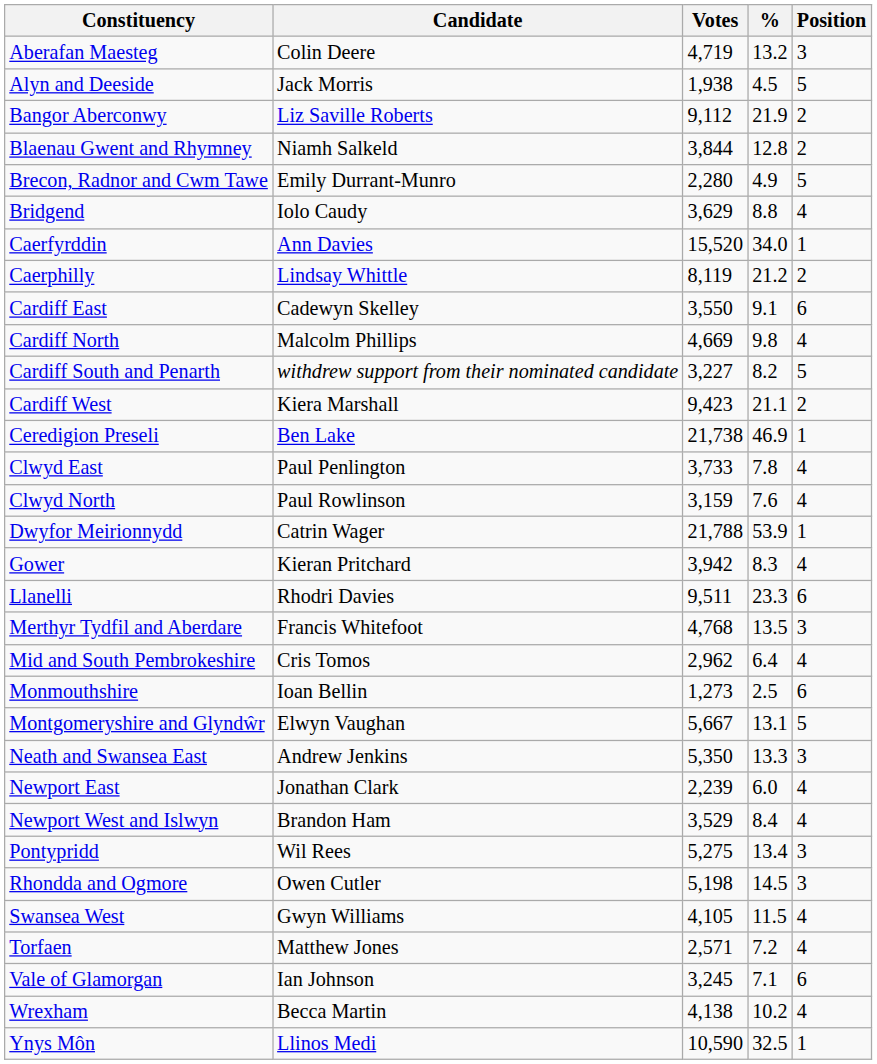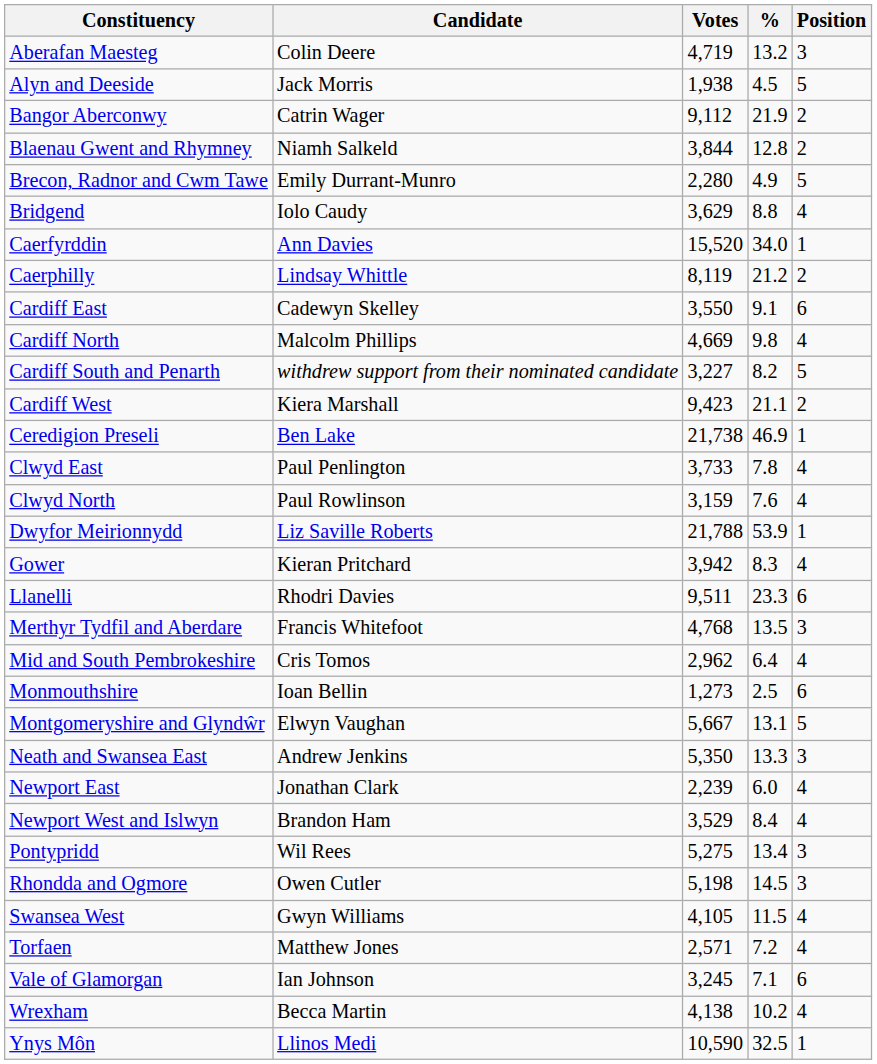(355, 116) Liz Saville Roberts -> (331, 116) Catrin Wager
(331, 532) Catrin Wager -> (355, 532) Liz Saville Roberts
